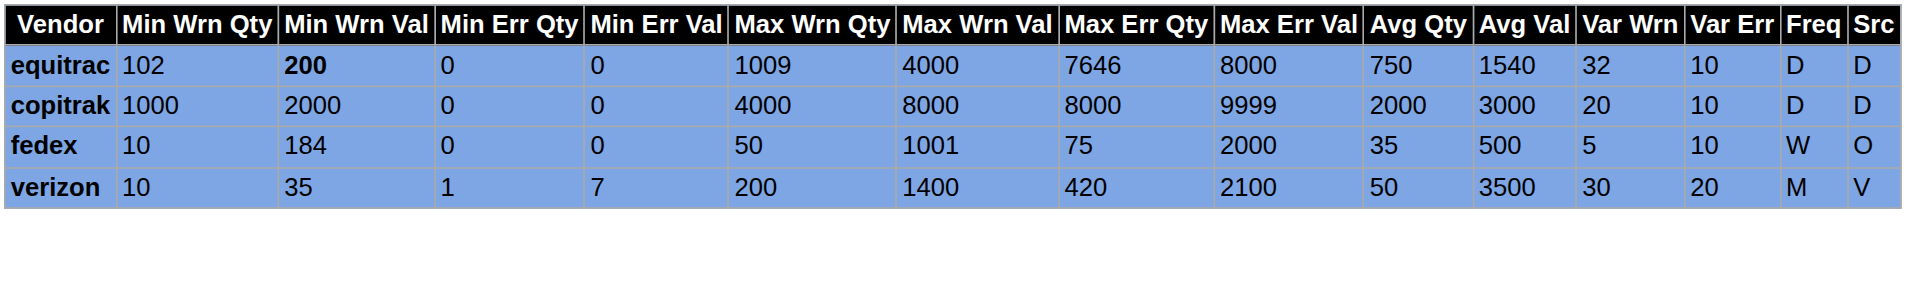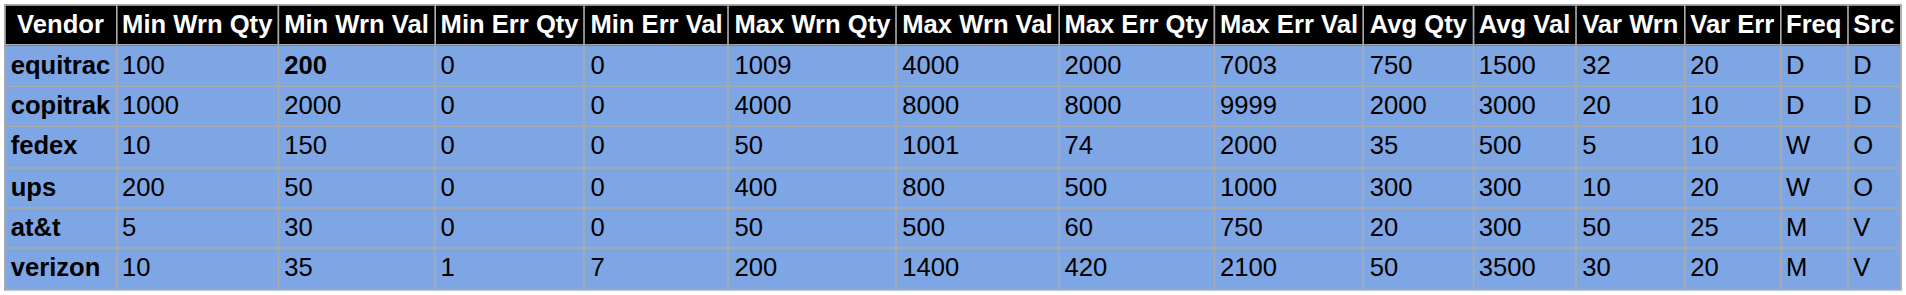(143, 65) 102 -> (143, 65) 100
(1093, 65) 7646 -> (1093, 65) 2000
(1248, 65) 8000 -> (1248, 65) 7003
(1507, 65) 1540 -> (1507, 65) 1500
(1704, 65) 10 -> (1704, 65) 20
(306, 146) 184 -> (306, 146) 150
(1079, 146) 75 -> (1079, 146) 74
+ row: (33, 187)
+ row: (36, 227)
